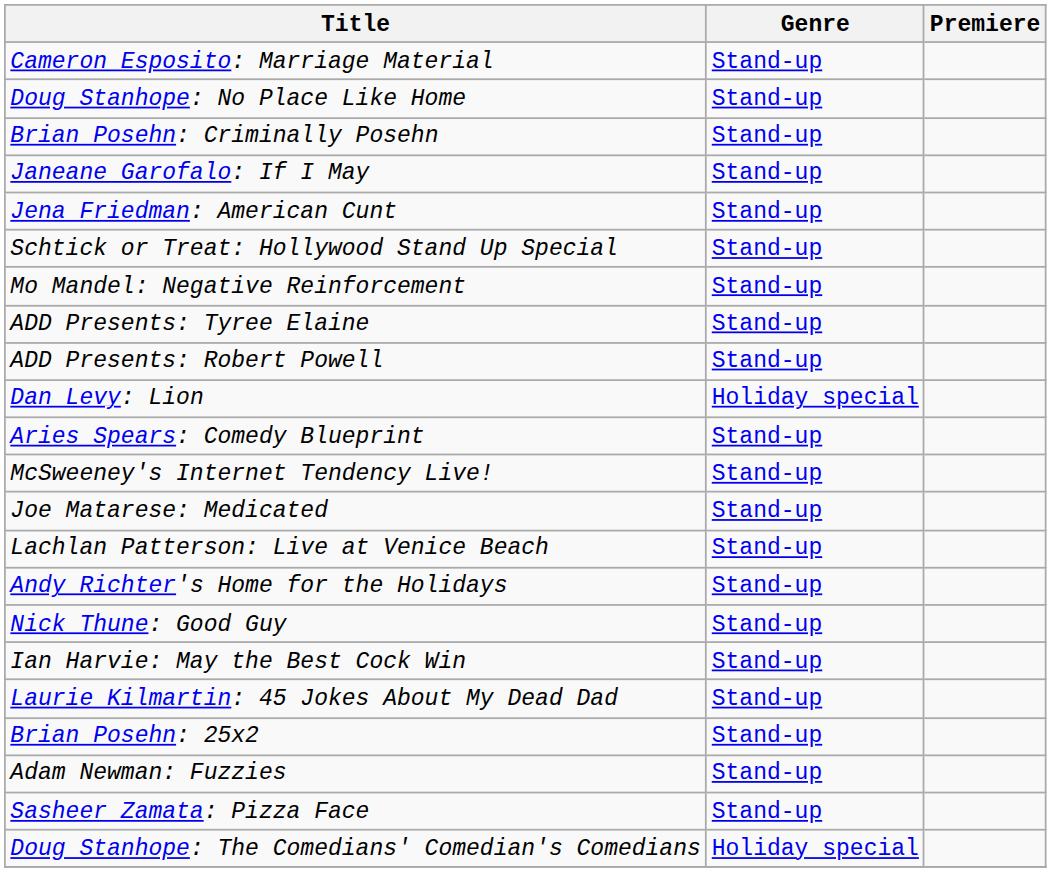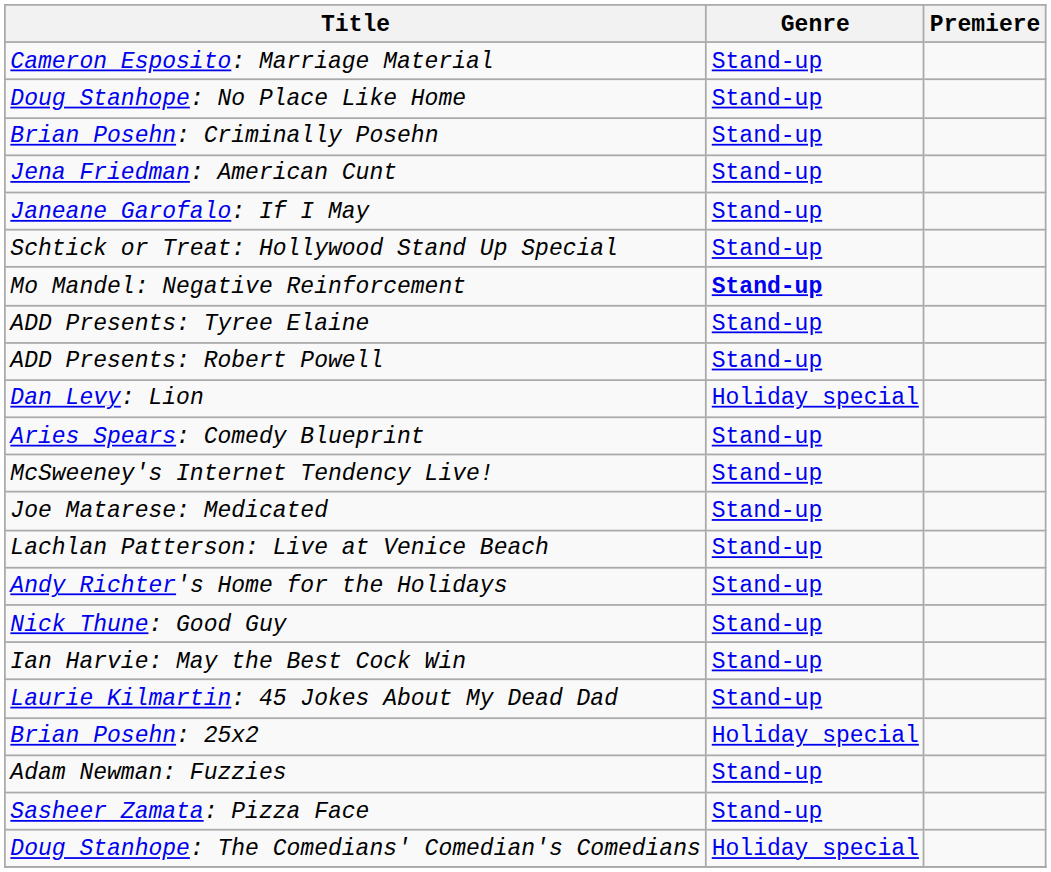rows swapped: (204, 211) <-> (190, 174)
(767, 286) normal -> (767, 286) bold
(767, 736) Stand-up -> (815, 736) Holiday special
